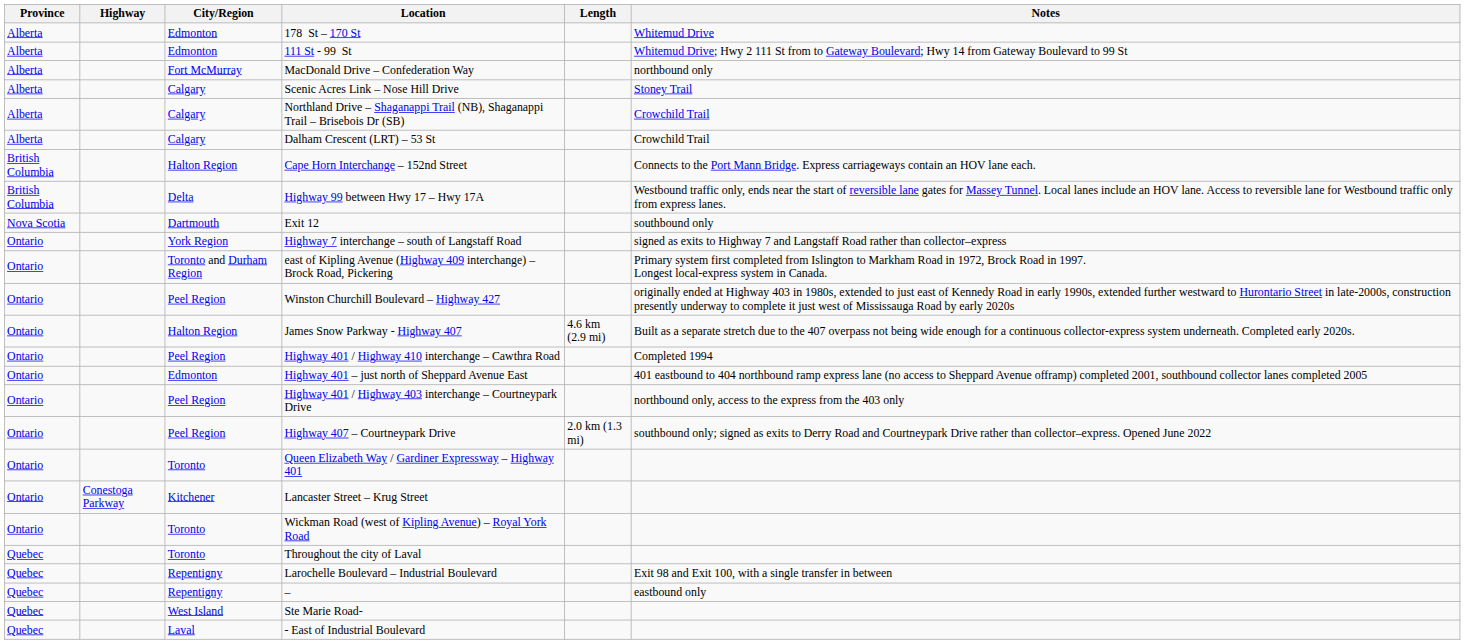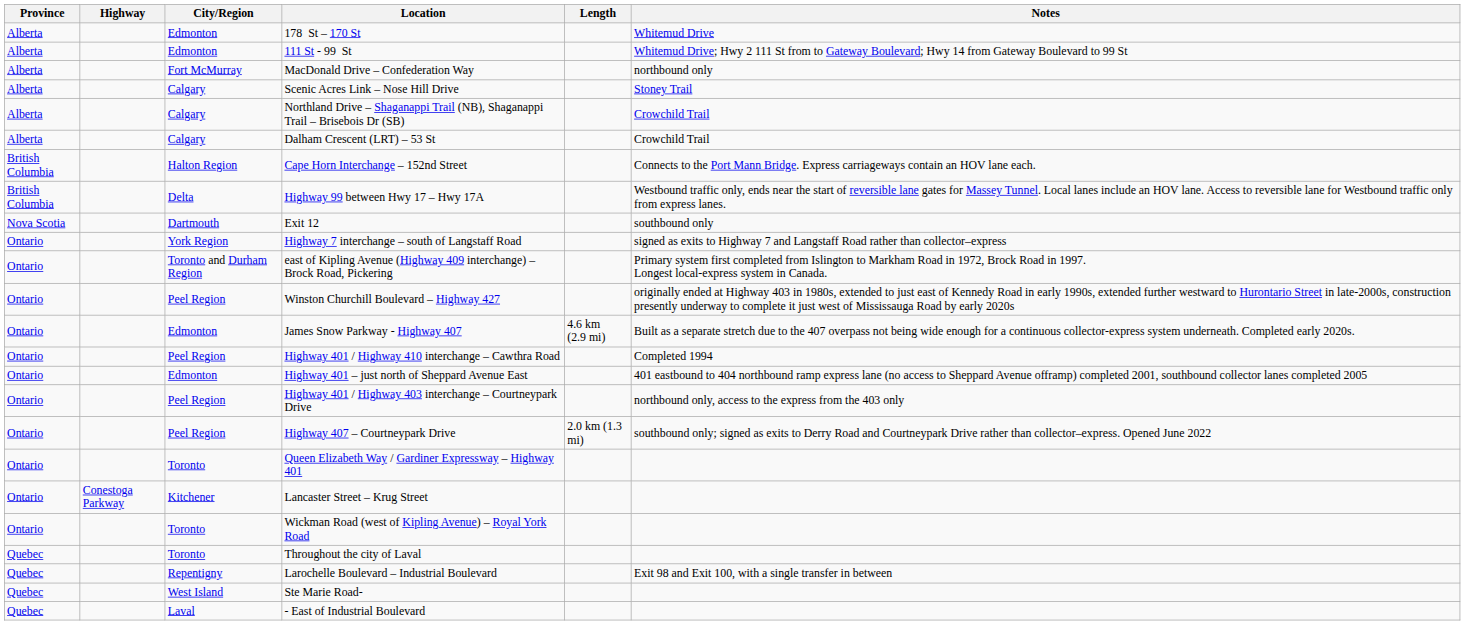(203, 331) Halton Region -> (193, 331) Edmonton
- row: (287, 592)
